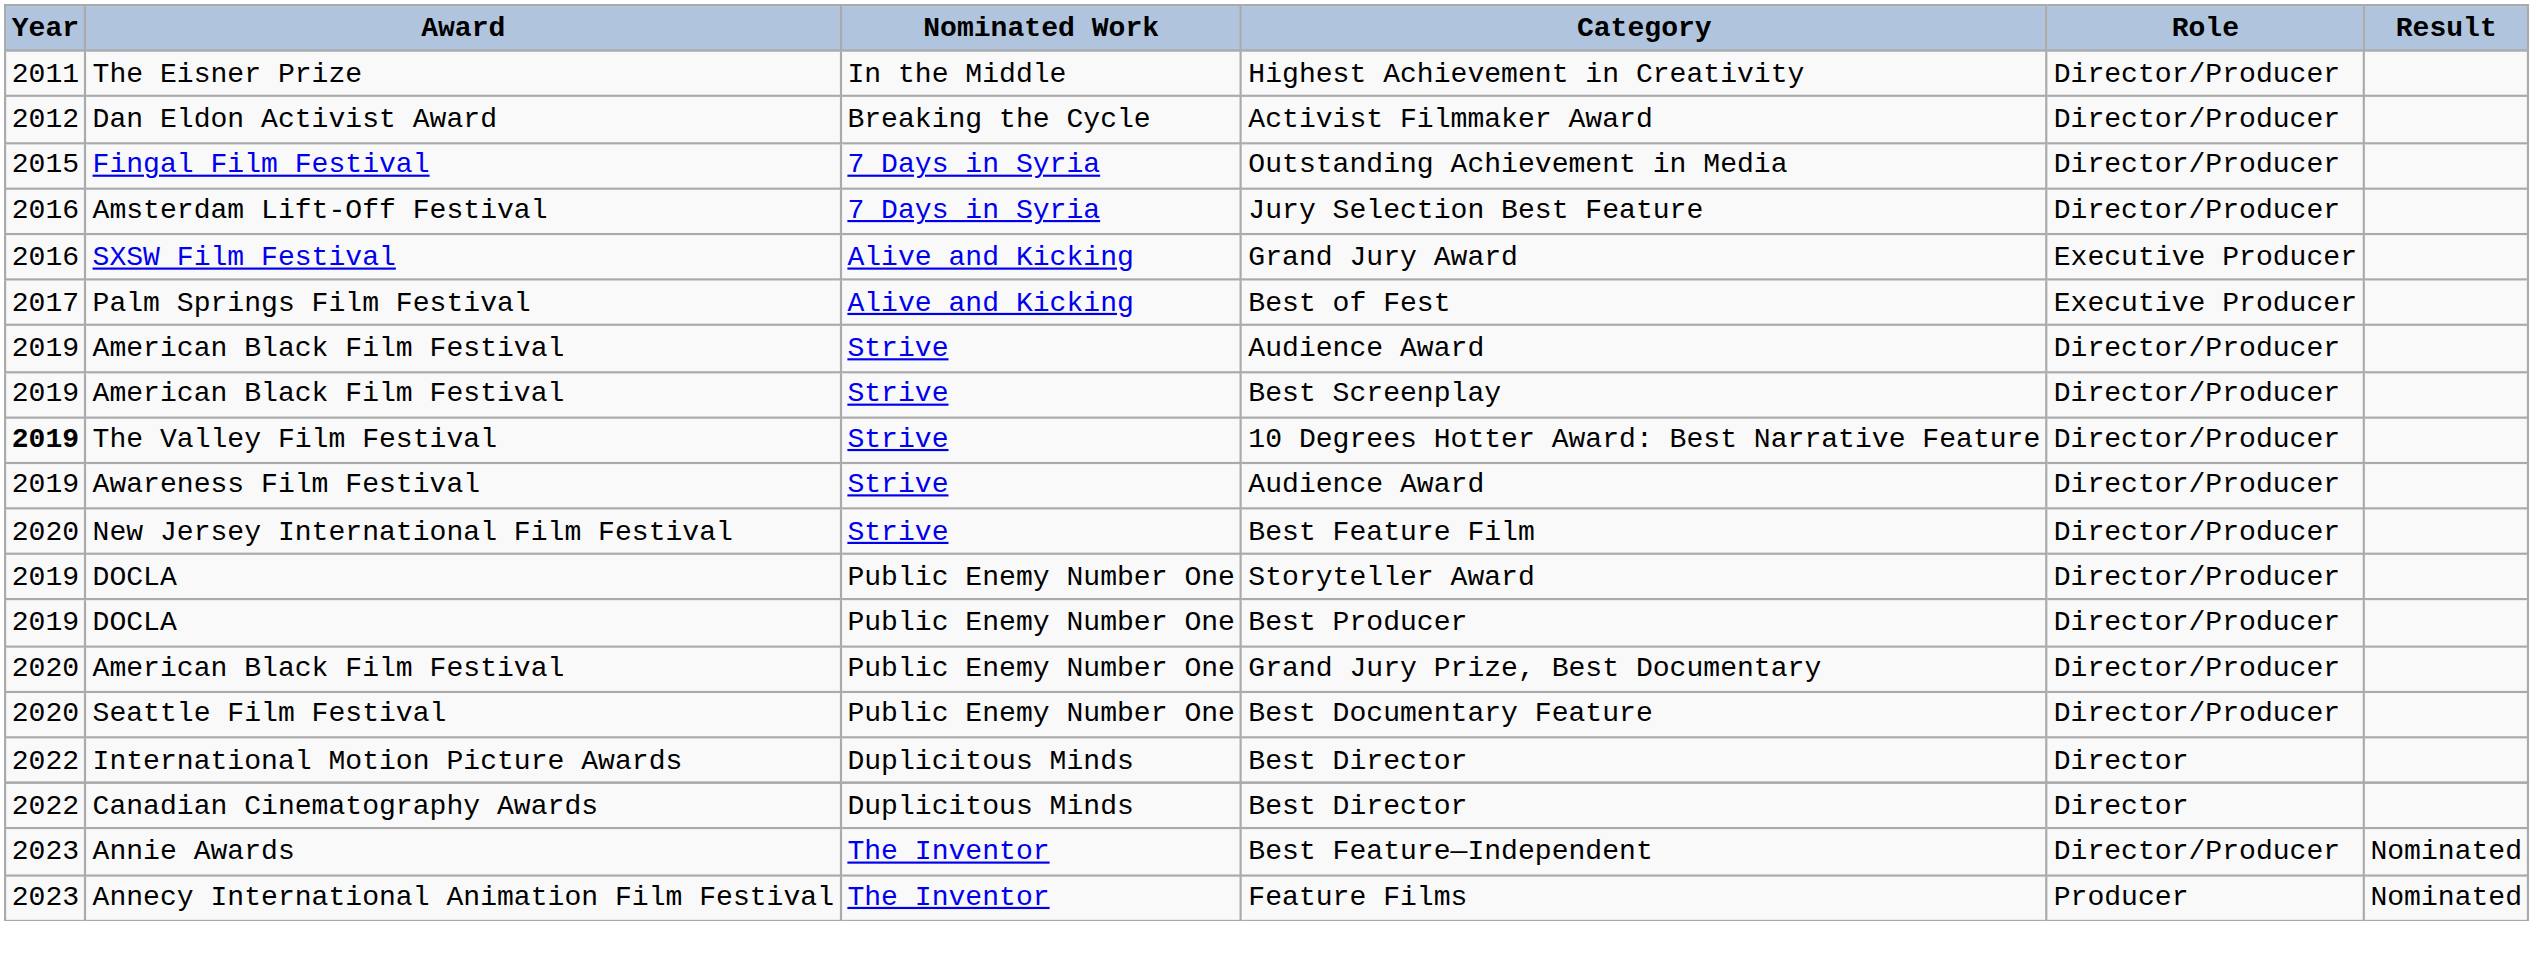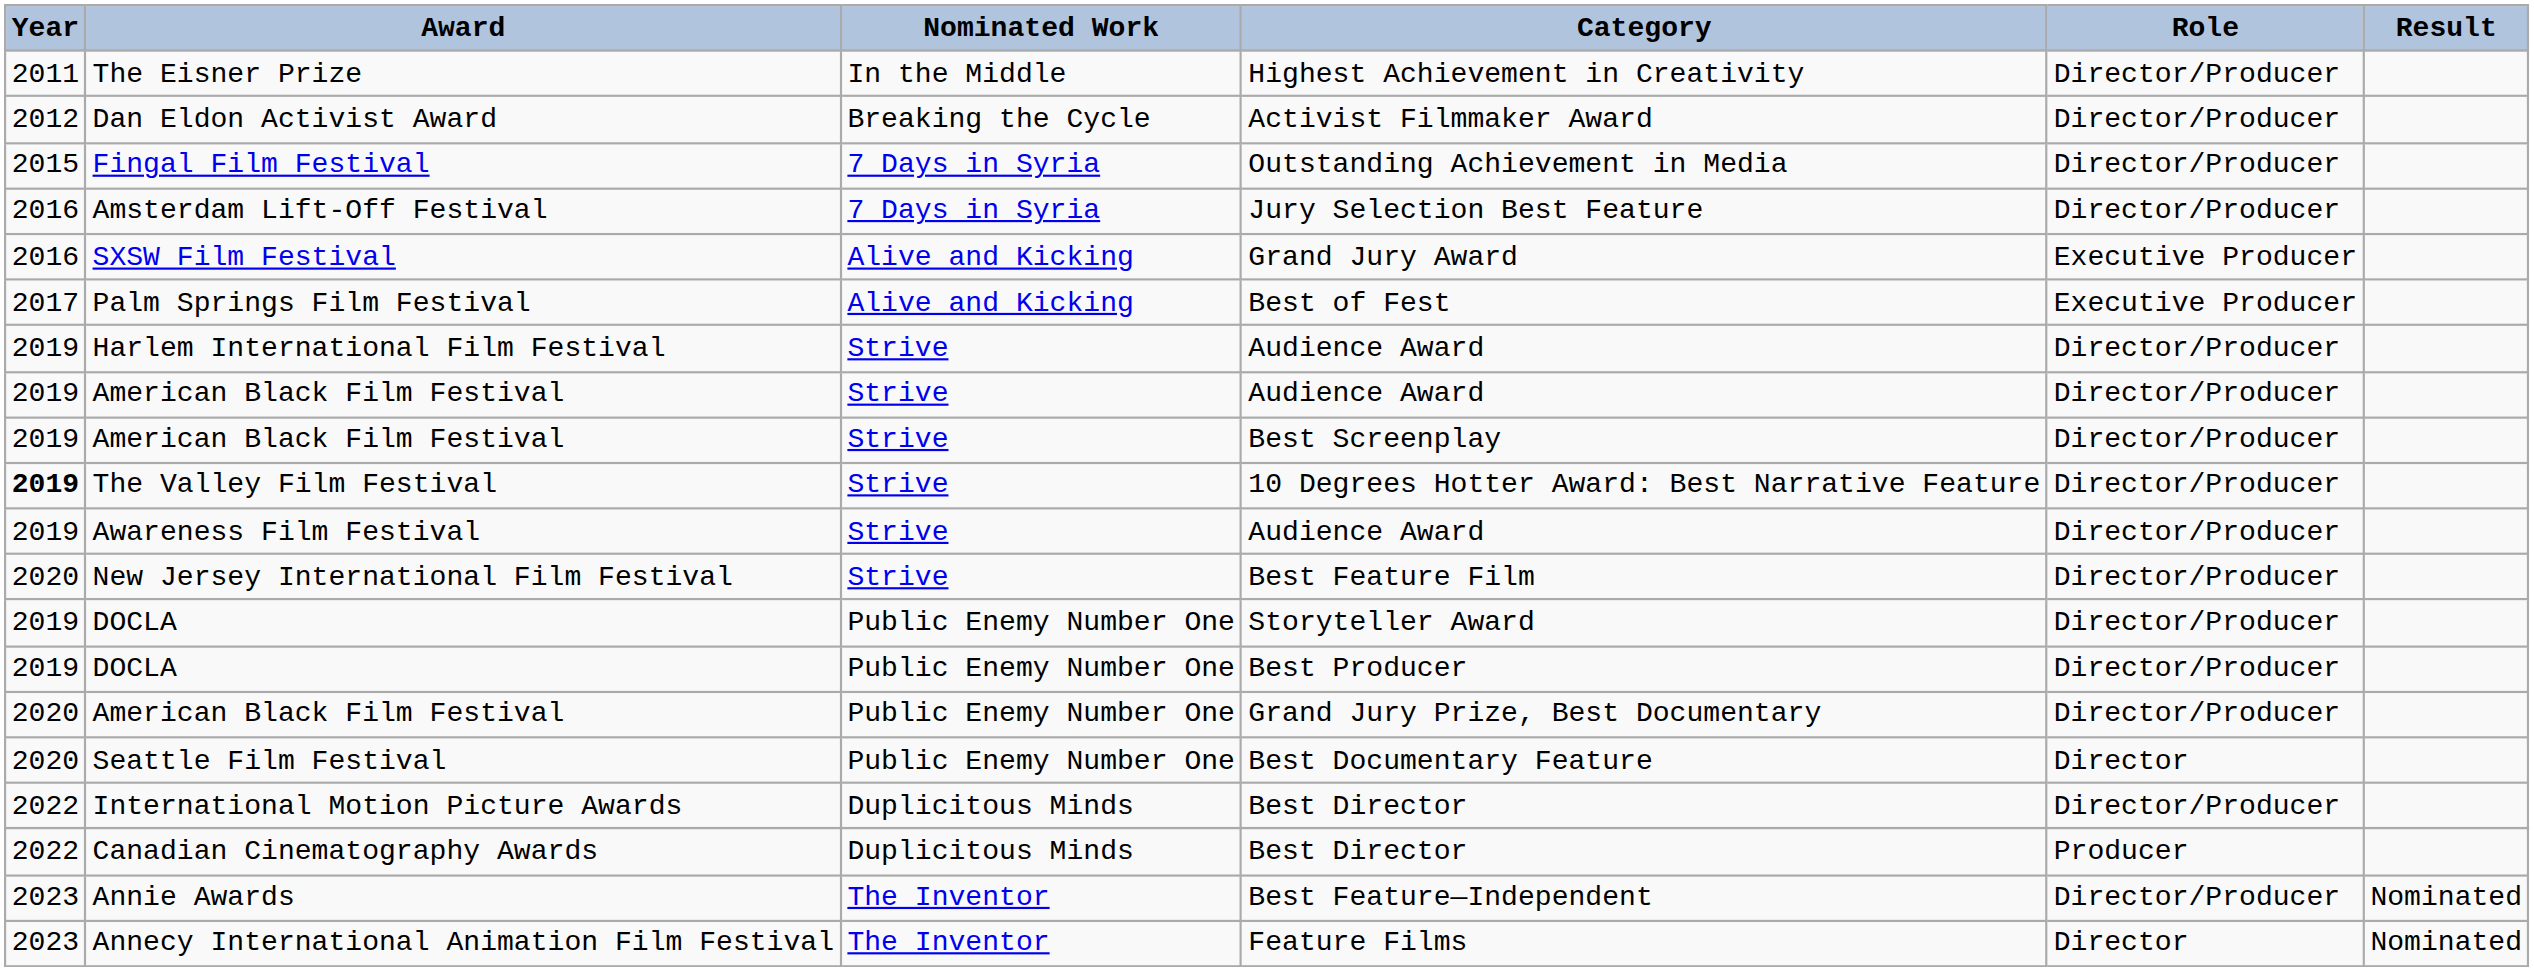+ row: (379, 348)
(2197, 714) Director/Producer -> (2121, 760) Director
(2121, 760) Director -> (2197, 806) Director/Producer
(2121, 806) Director -> (2121, 852) Producer
(2121, 897) Producer -> (2121, 943) Director
